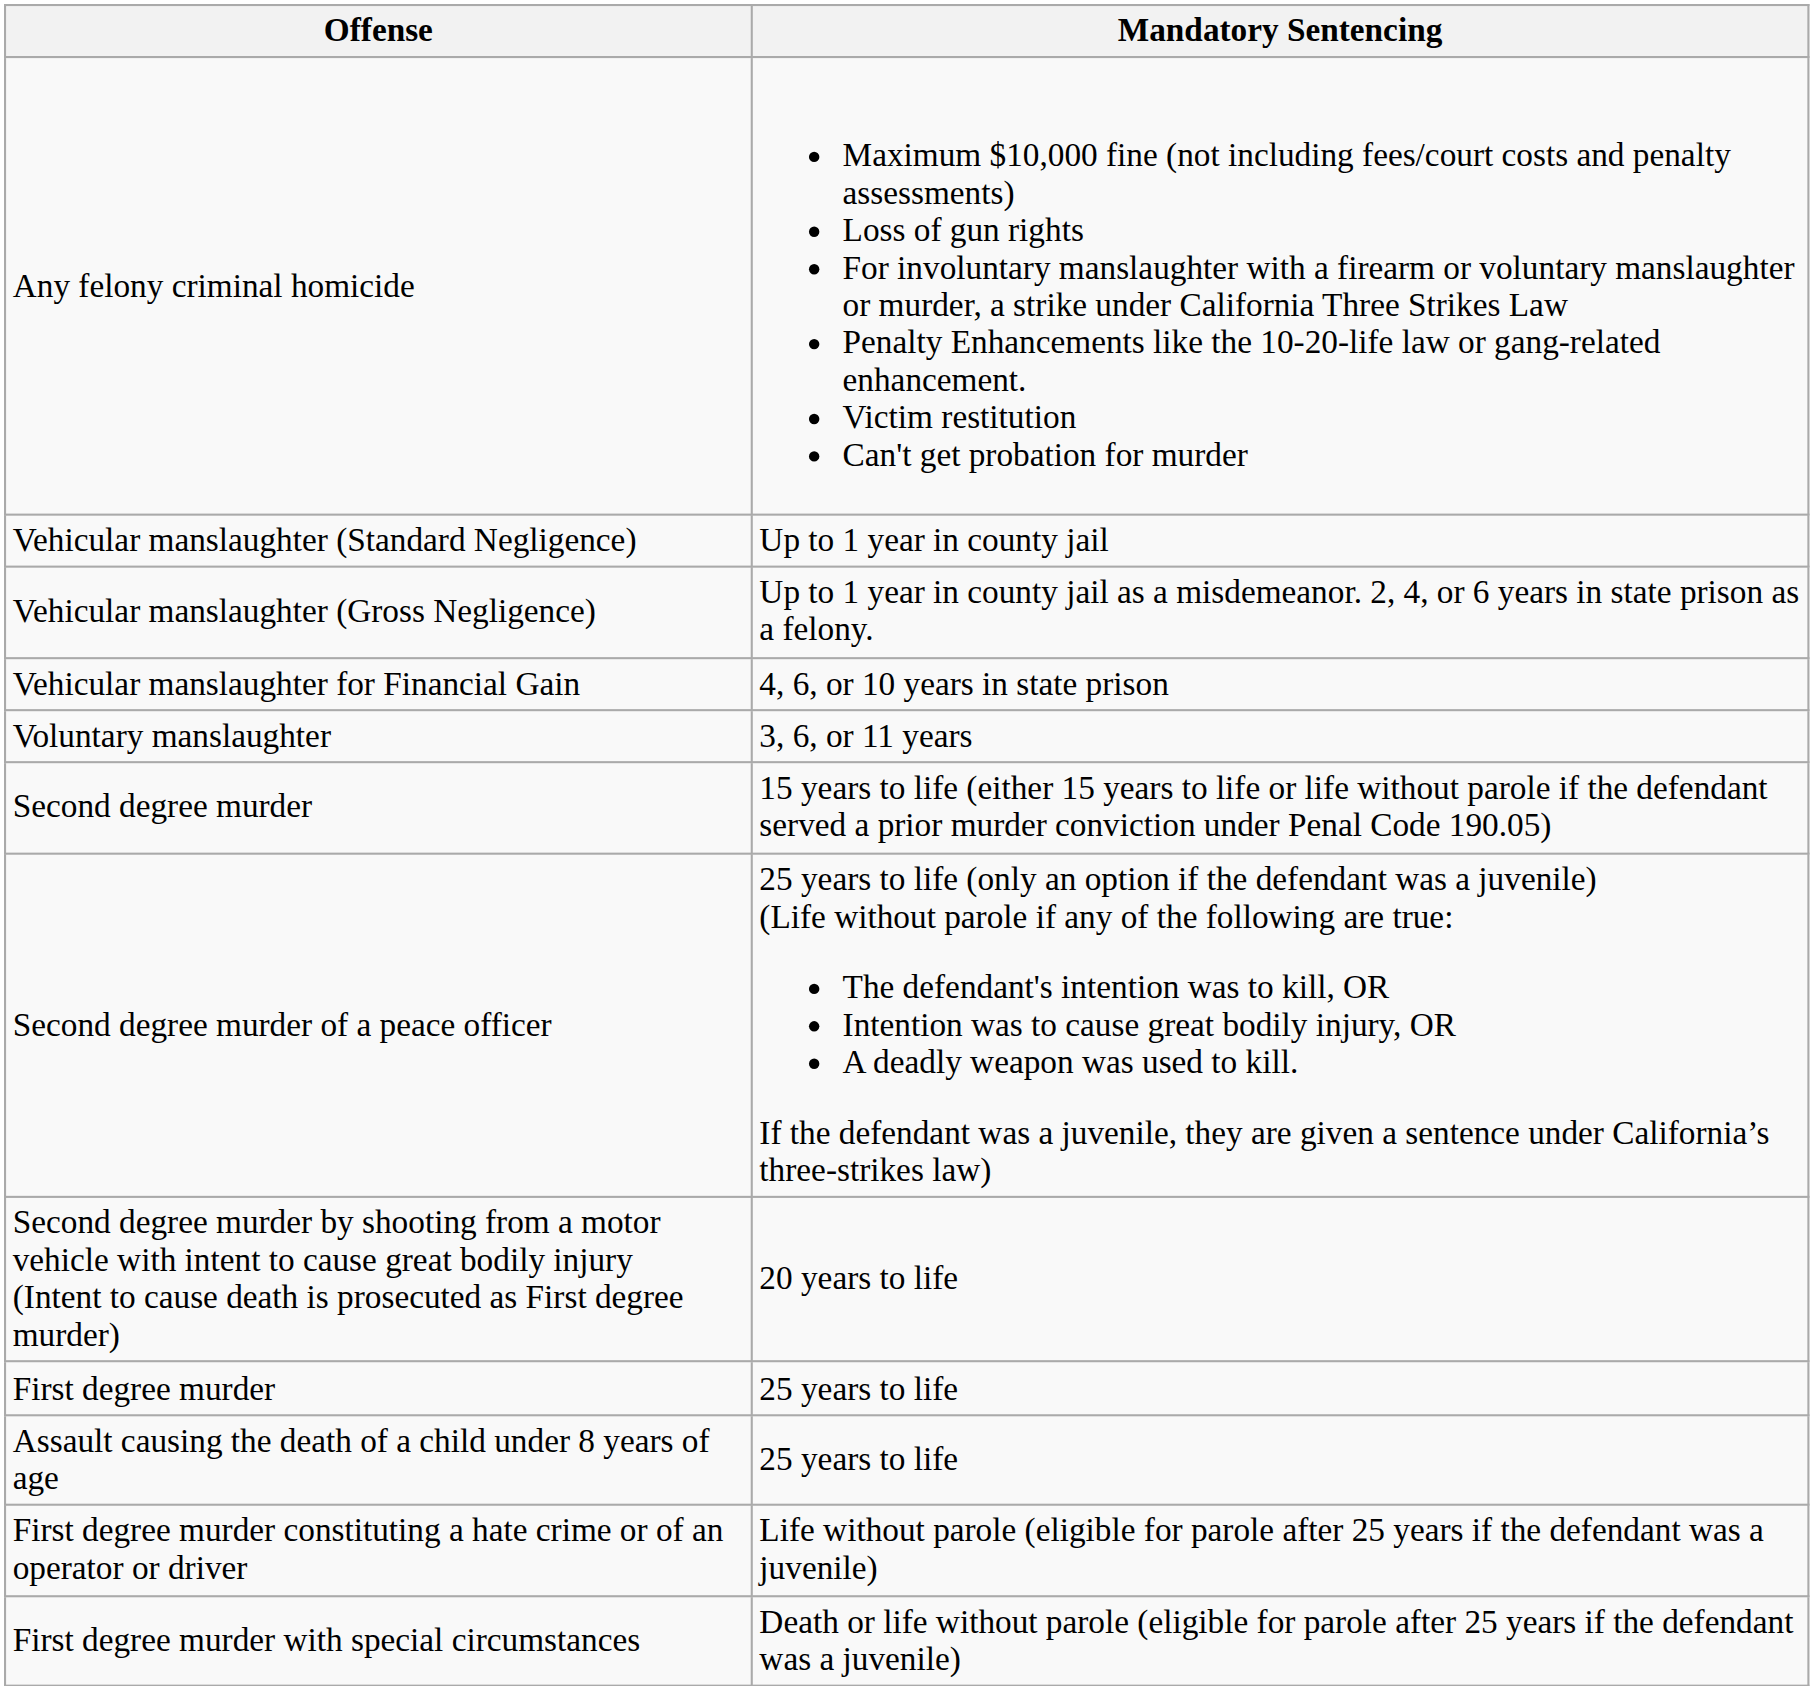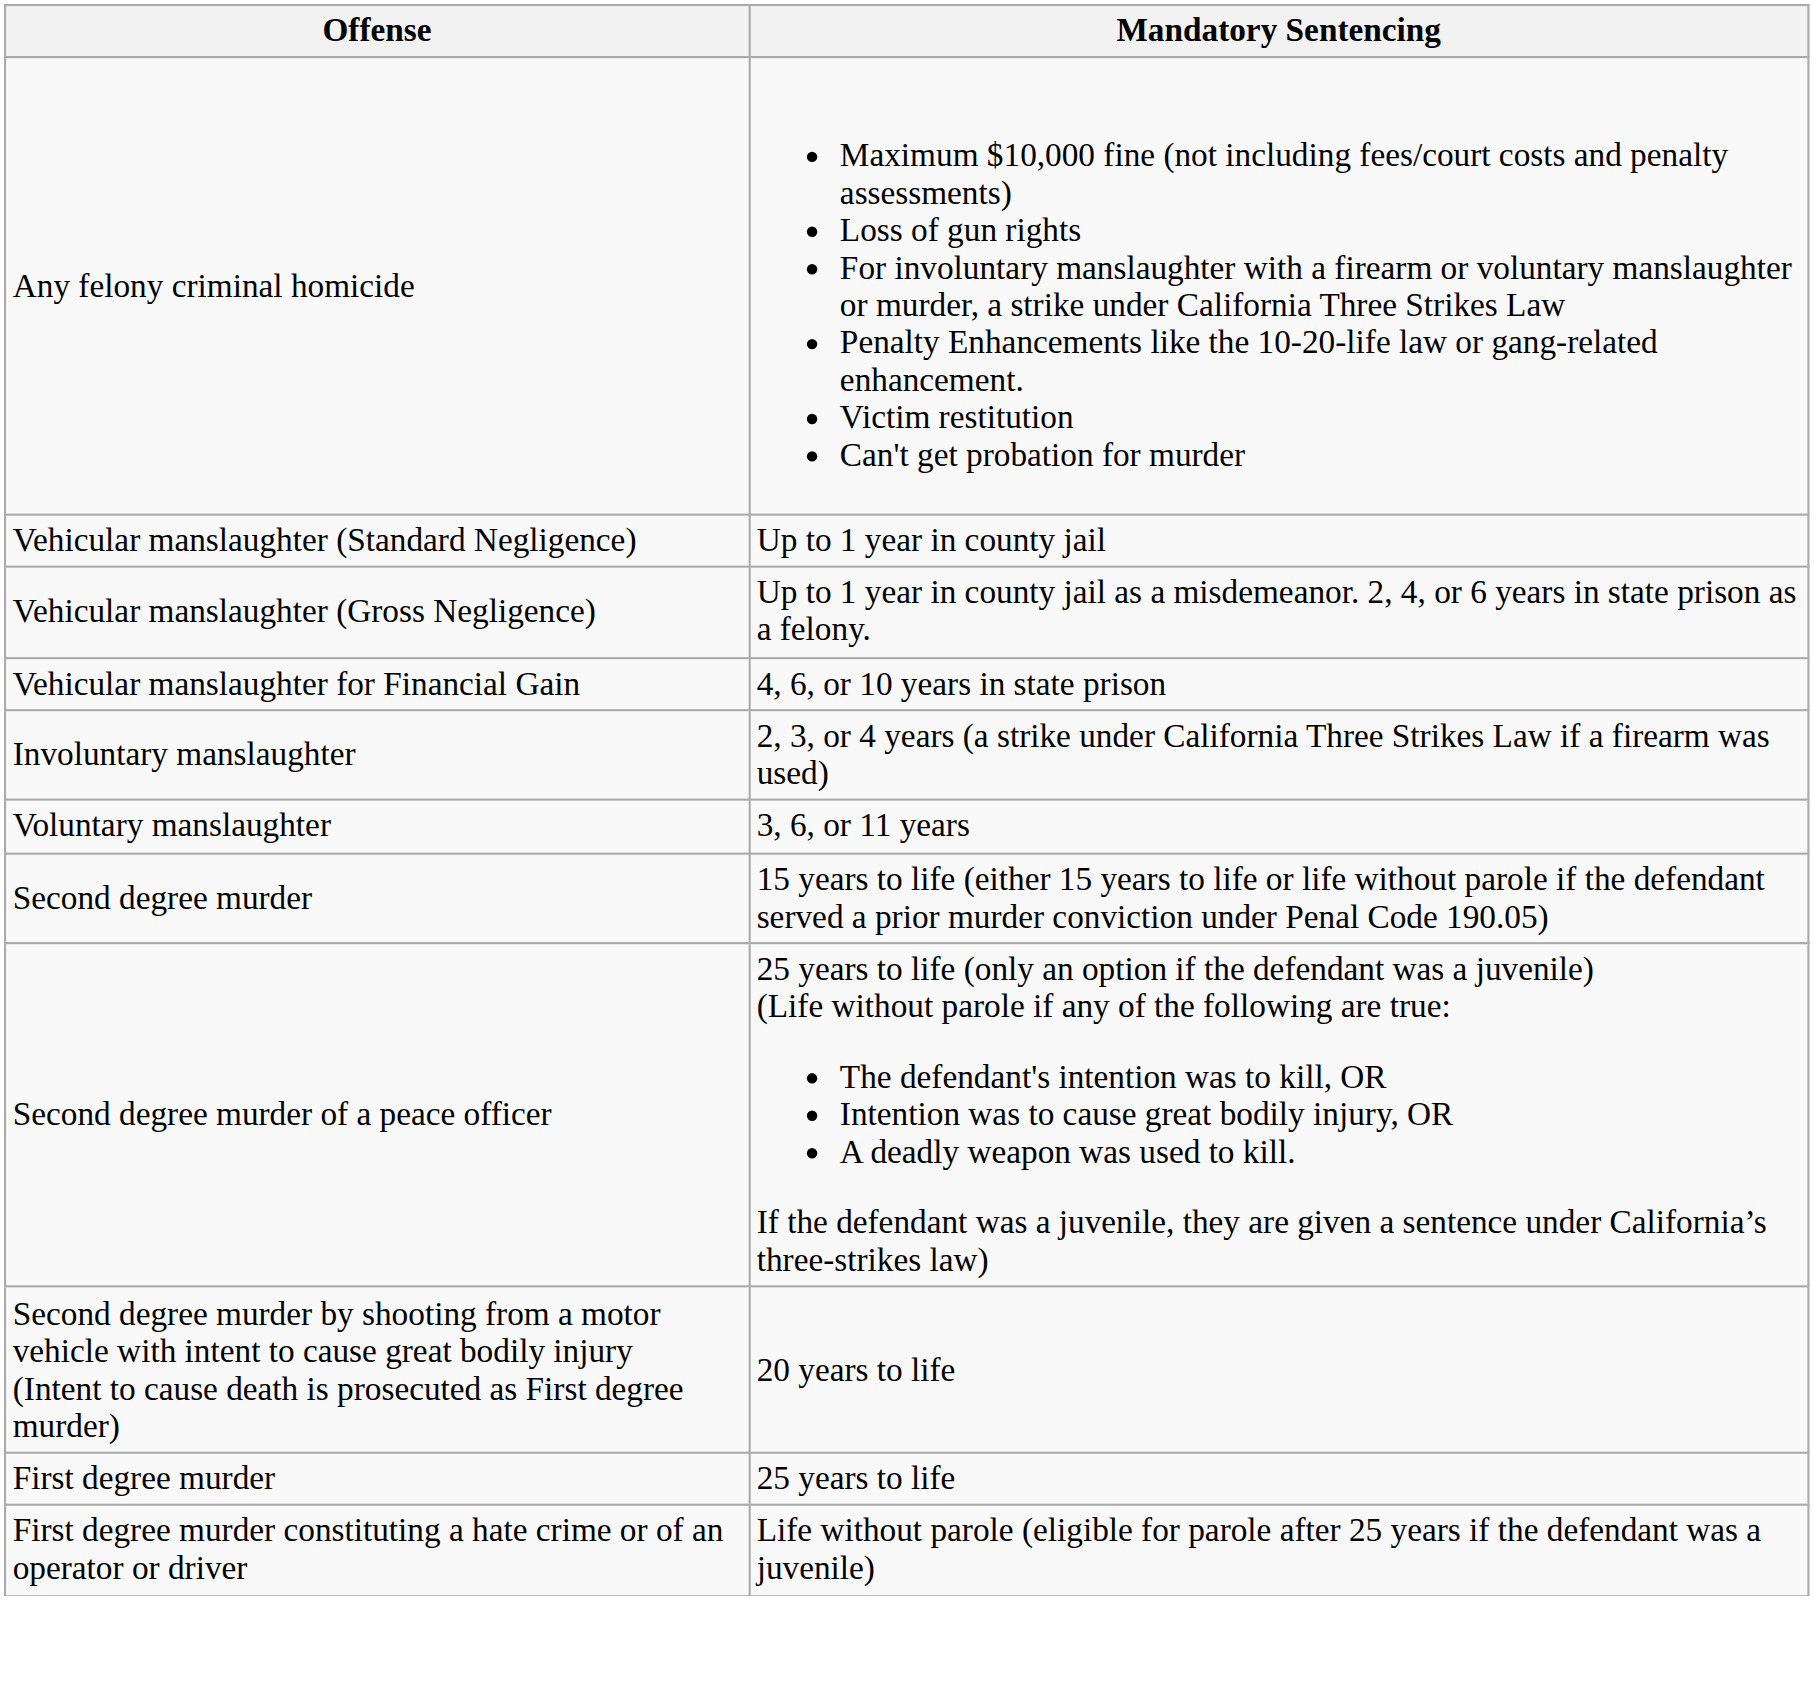+ row: (184, 754)
- row: (361, 1459)
- row: (326, 1639)
